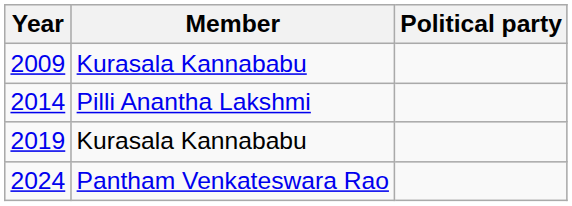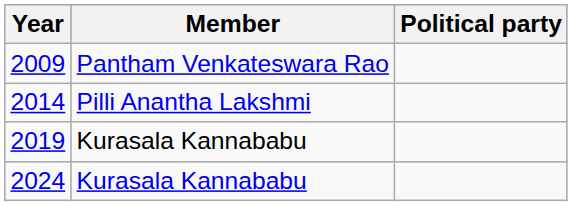(192, 63) Kurasala Kannababu -> (233, 63) Pantham Venkateswara Rao
(233, 180) Pantham Venkateswara Rao -> (192, 180) Kurasala Kannababu
